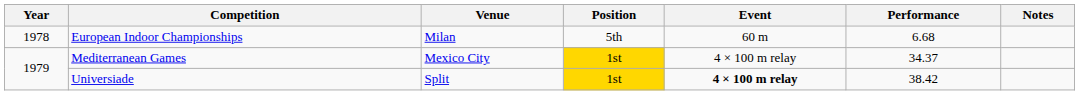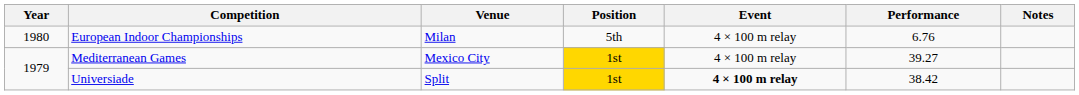(36, 36) 1978 -> (36, 36) 1980
(755, 36) 60 m -> (755, 36) 4 × 100 m relay
(923, 36) 6.68 -> (923, 36) 6.76
(923, 58) 34.37 -> (923, 58) 39.27
